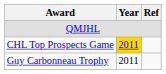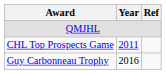(129, 45) gold background -> (129, 45) no background
(129, 61) 2011 -> (129, 61) 2016
